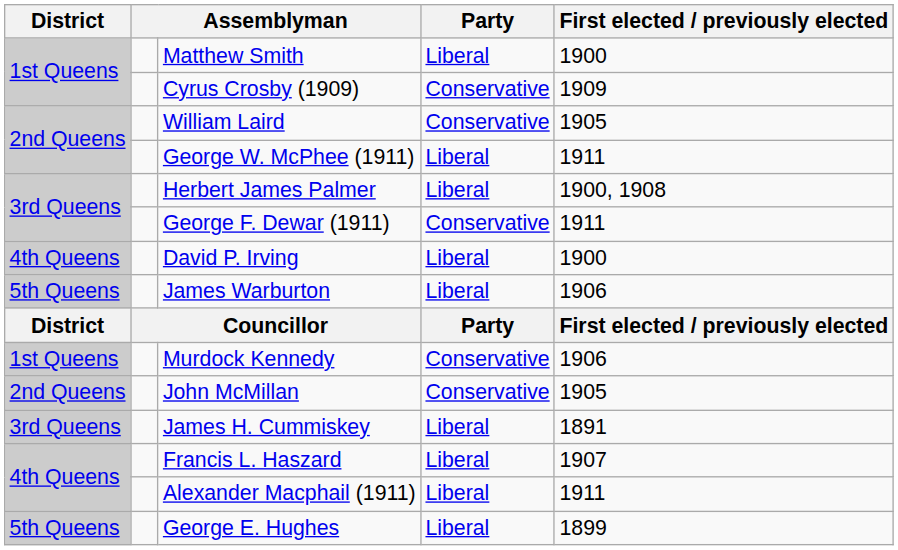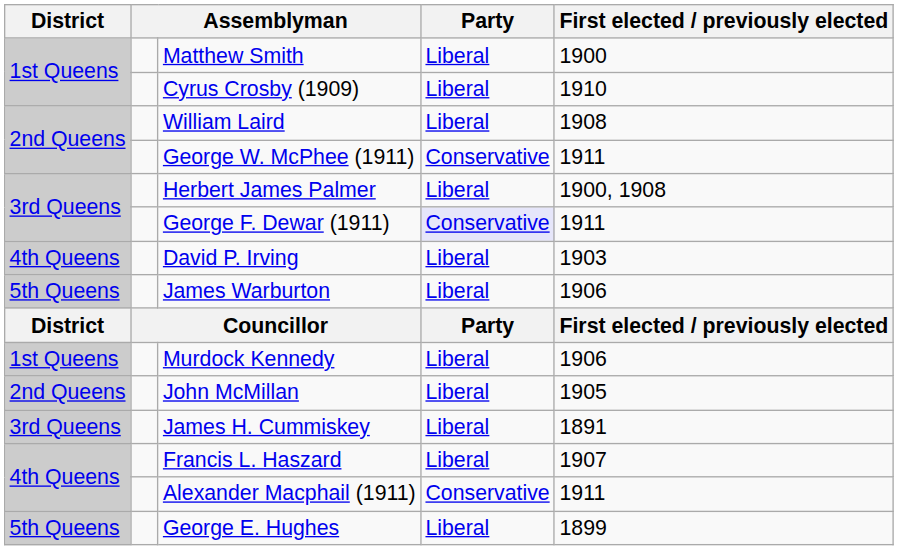(488, 88) Conservative -> (457, 88) Liberal
(583, 88) 1909 -> (583, 88) 1910
(488, 122) Conservative -> (457, 122) Liberal
(583, 122) 1905 -> (583, 122) 1908
(457, 156) Liberal -> (488, 156) Conservative
(488, 223) no background -> (488, 223) lavender background
(583, 257) 1900 -> (583, 257) 1903
(488, 358) Conservative -> (457, 358) Liberal
(488, 392) Conservative -> (457, 392) Liberal
(457, 493) Liberal -> (488, 493) Conservative
